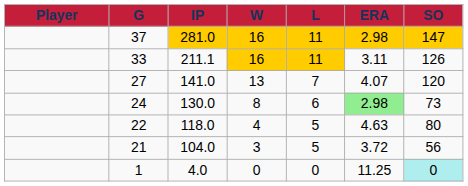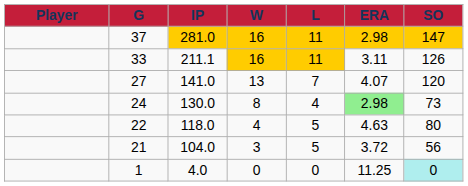(315, 103) 6 -> (315, 103) 4
